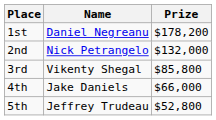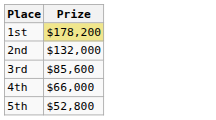- column: (98, 14)
(181, 32) no background -> (74, 32) khaki background
(178, 69) $85,800 -> (70, 69) $85,600
